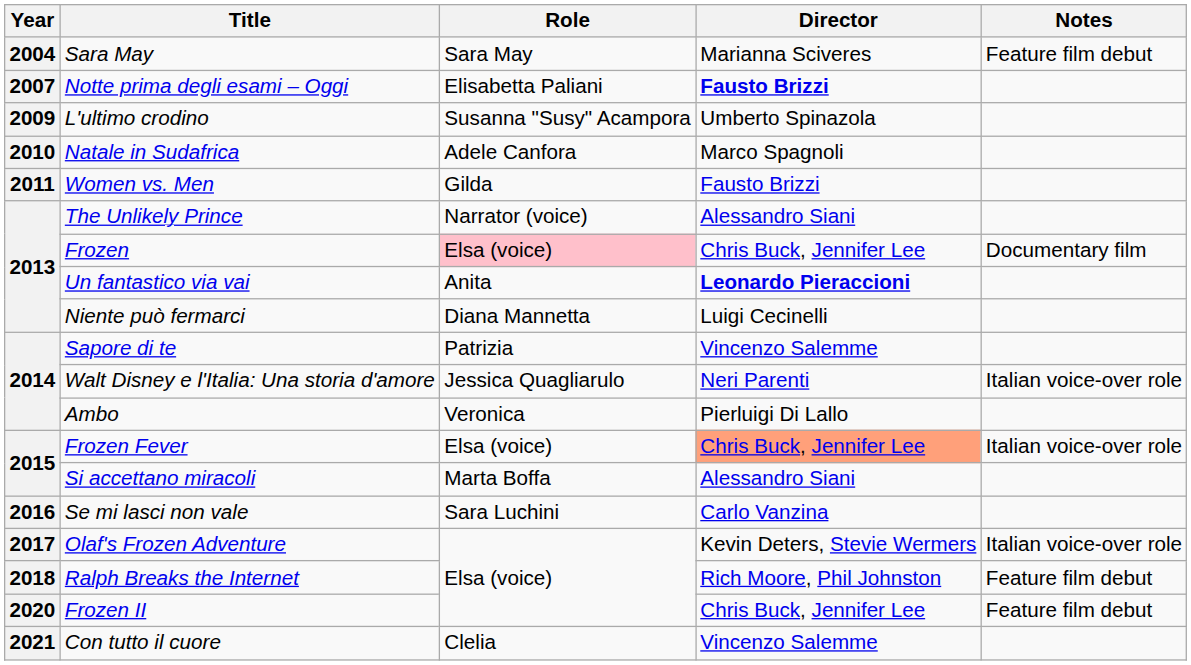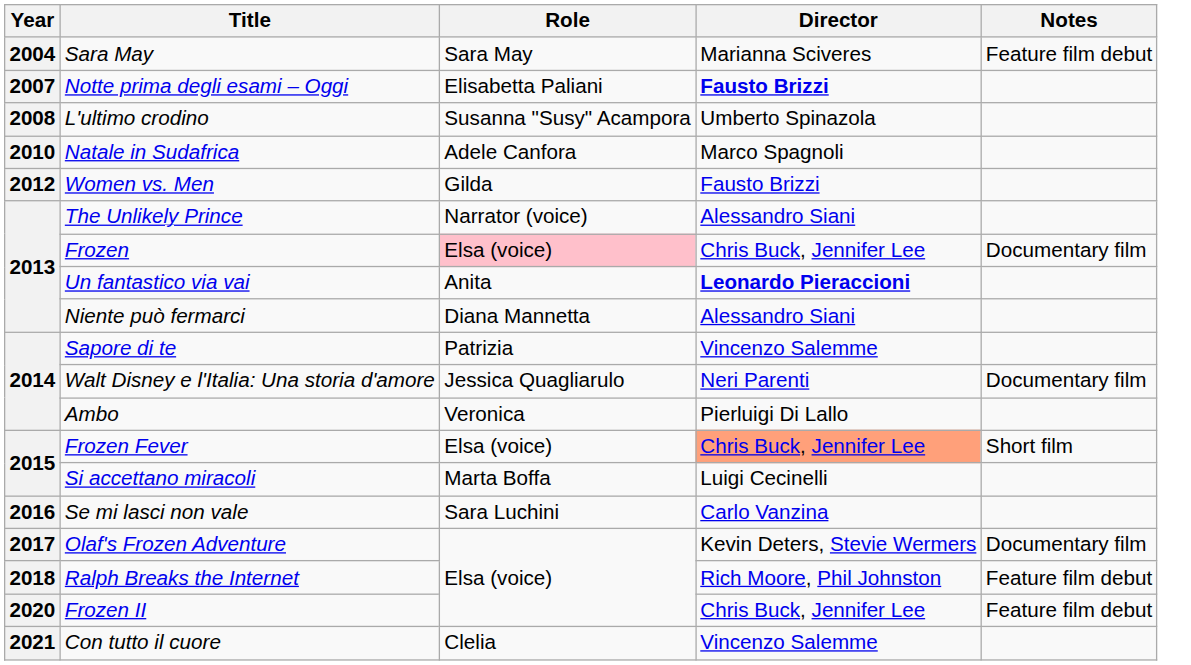(32, 119) 2009 -> (32, 119) 2008
(32, 184) 2011 -> (32, 184) 2012
(764, 315) Luigi Cecinelli -> (778, 315) Alessandro Siani
(1084, 380) Italian voice-over role -> (1066, 380) Documentary film
(1084, 446) Italian voice-over role -> (1029, 446) Short film
(778, 479) Alessandro Siani -> (764, 479) Luigi Cecinelli
(1084, 544) Italian voice-over role -> (1066, 544) Documentary film
